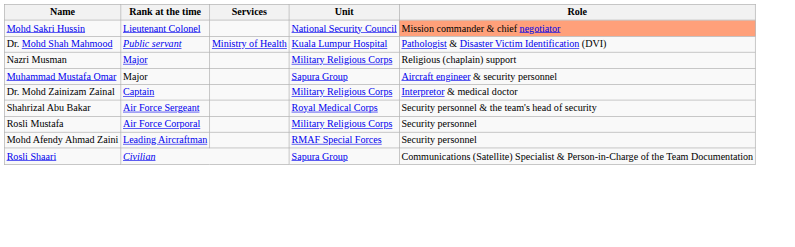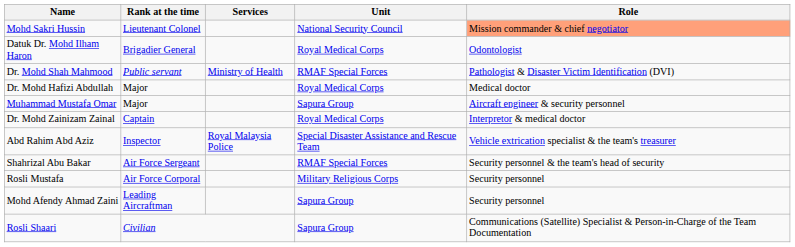+ row: (53, 50)
(339, 44) Kuala Lumpur Hospital -> (342, 71) RMAF Special Forces
- row: (37, 60)
+ row: (60, 87)
(342, 92) Military Religious Corps -> (340, 119) Royal Medical Corps
+ row: (50, 141)
(335, 108) Royal Medical Corps -> (342, 163) RMAF Special Forces
(337, 140) RMAF Special Forces -> (325, 200) Sapura Group
